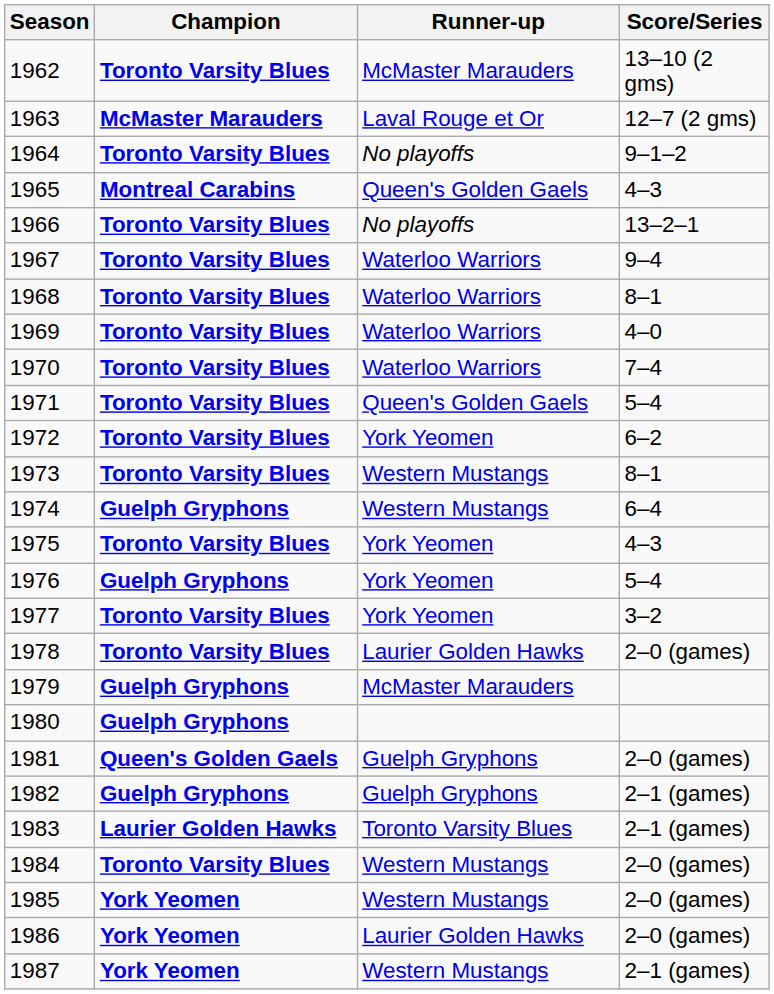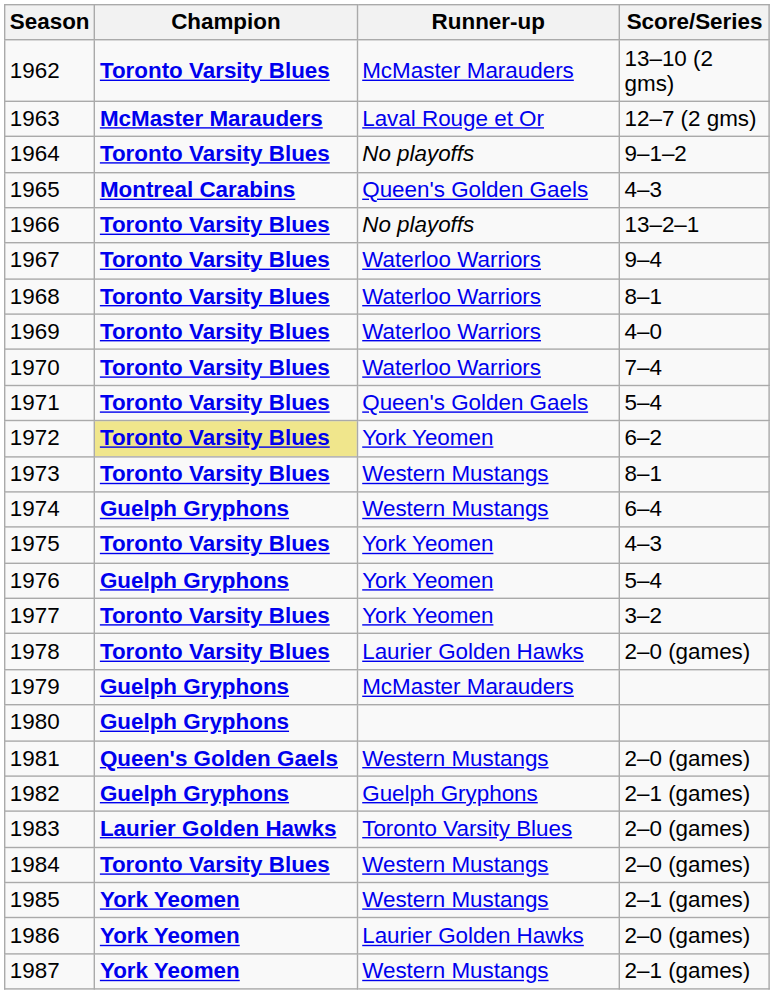(215, 438) no background -> (215, 438) khaki background
(450, 757) Guelph Gryphons -> (455, 757) Western Mustangs
(687, 829) 2–1 (games) -> (687, 829) 2–0 (games)
(687, 900) 2–0 (games) -> (687, 900) 2–1 (games)
